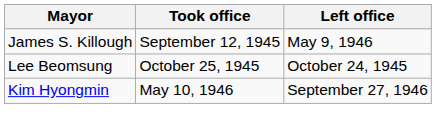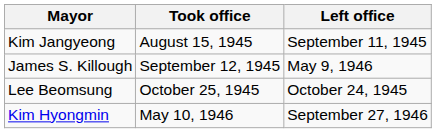+ row: (62, 41)
